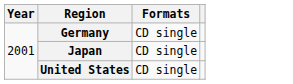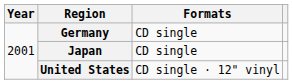(166, 70) CD single -> (207, 70) CD single · 12" vinyl
